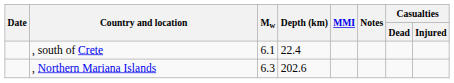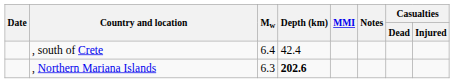(268, 50) 6.1 -> (268, 50) 6.4
(291, 50) 22.4 -> (291, 50) 42.4
(294, 68) normal -> (294, 68) bold
